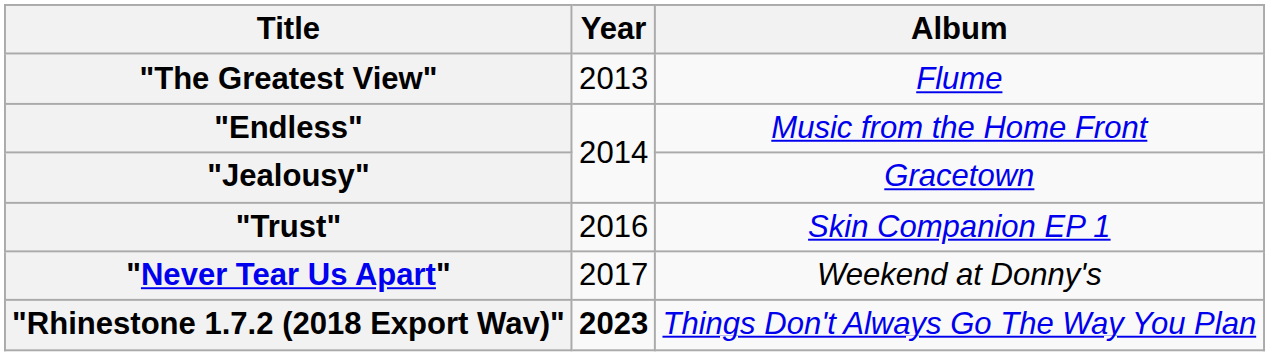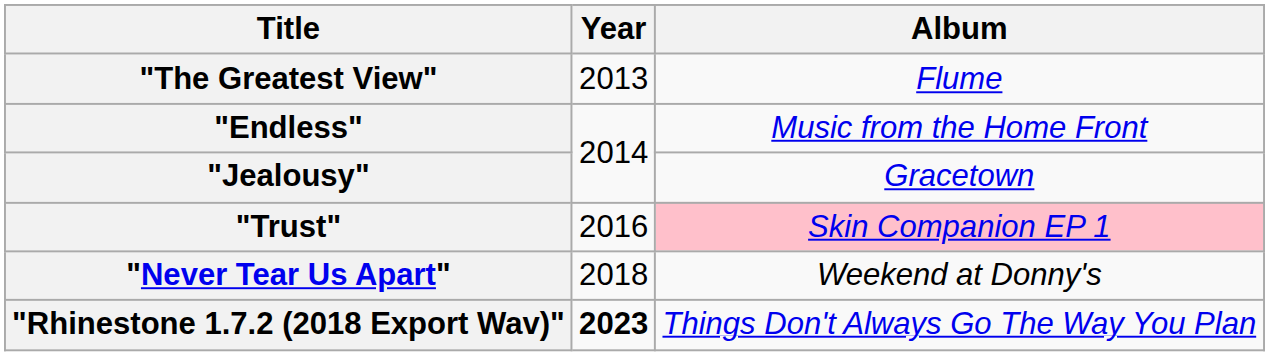(959, 226) no background -> (959, 226) pink background
(614, 275) 2017 -> (614, 275) 2018
